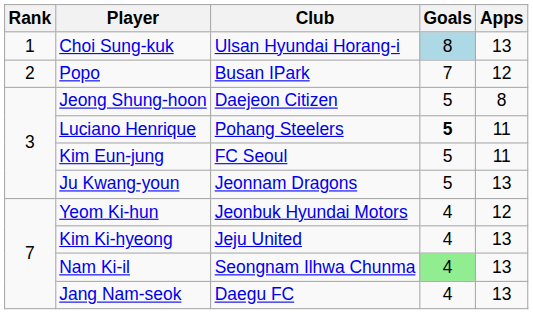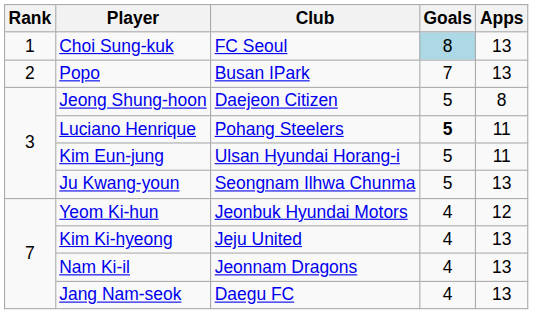(307, 45) Ulsan Hyundai Horang-i -> (251, 45) FC Seoul
(502, 73) 12 -> (502, 73) 13
(251, 156) FC Seoul -> (307, 156) Ulsan Hyundai Horang-i
(286, 184) Jeonnam Dragons -> (315, 184) Seongnam Ilhwa Chunma
(315, 267) Seongnam Ilhwa Chunma -> (286, 267) Jeonnam Dragons
(448, 267) lightgreen background -> (448, 267) no background
